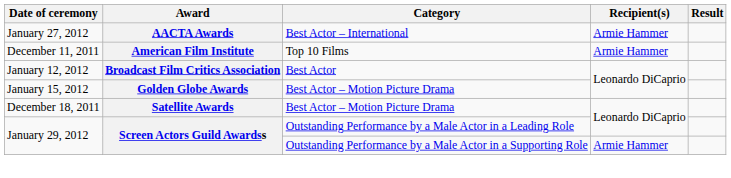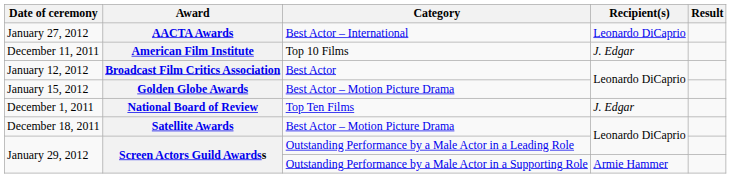(631, 32) Armie Hammer -> (640, 32) Leonardo DiCaprio
(631, 51) Armie Hammer -> (614, 51) J. Edgar
+ row: (50, 107)
